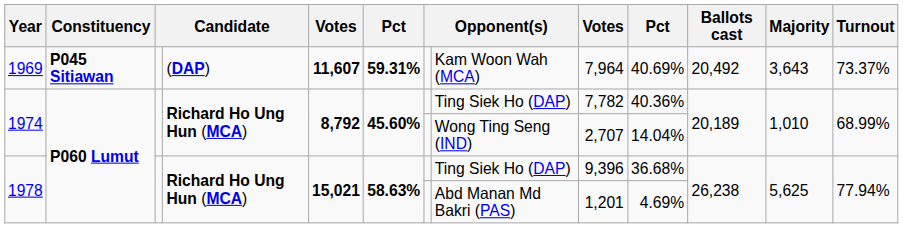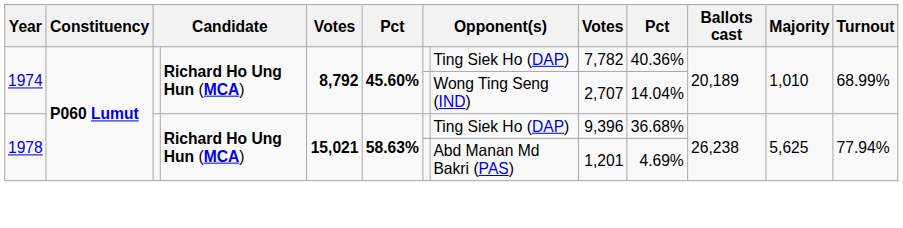- row: (25, 68)
